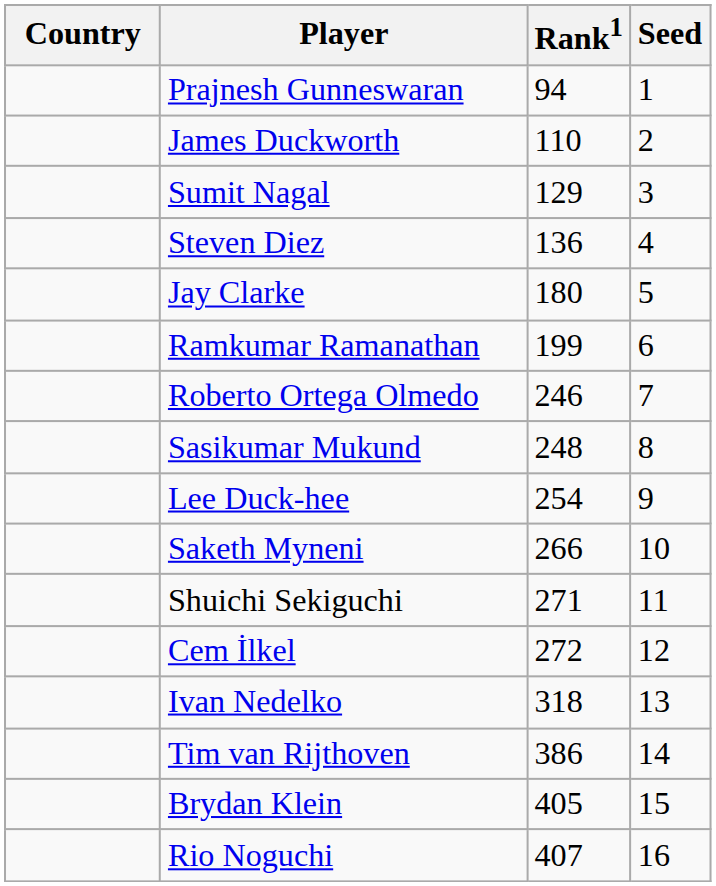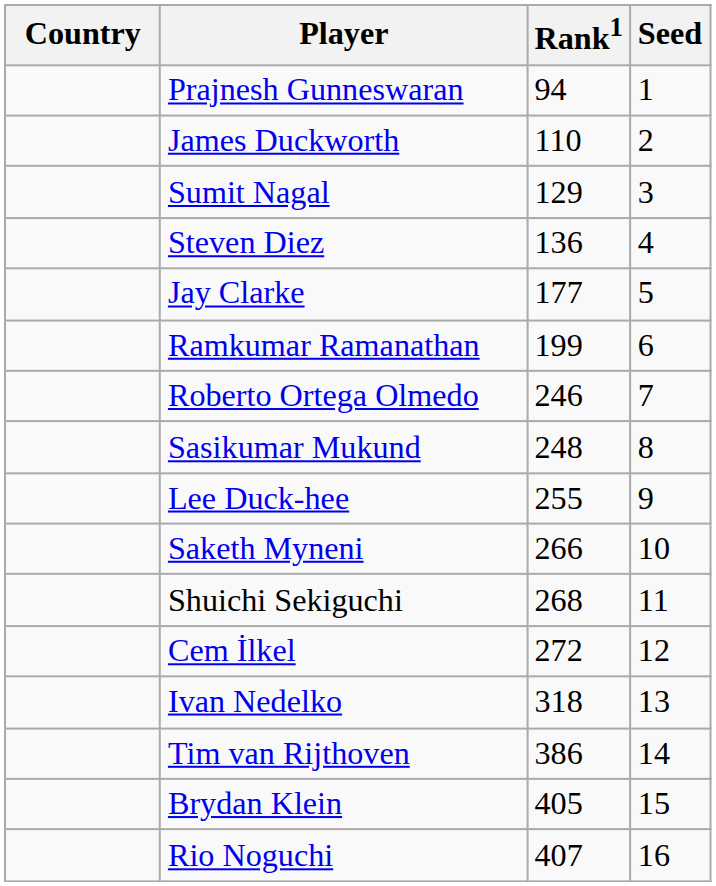(559, 293) 180 -> (559, 293) 177
(559, 497) 254 -> (559, 497) 255
(559, 599) 271 -> (559, 599) 268
